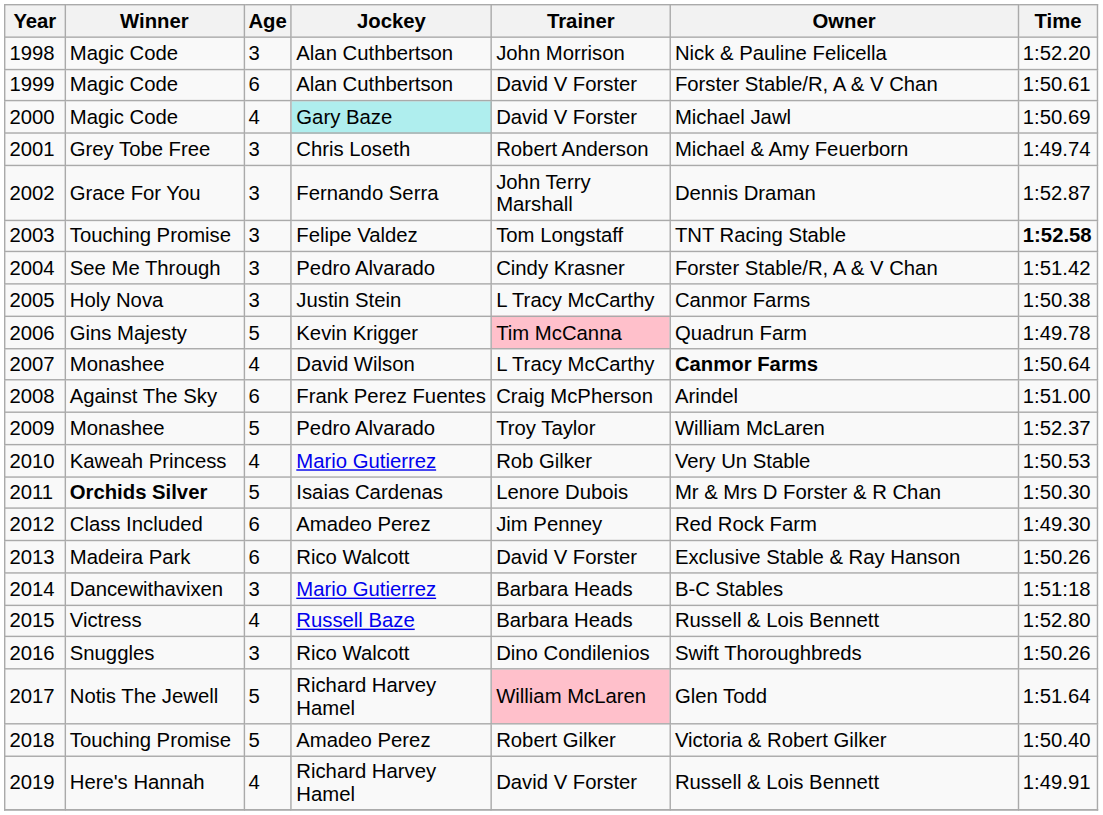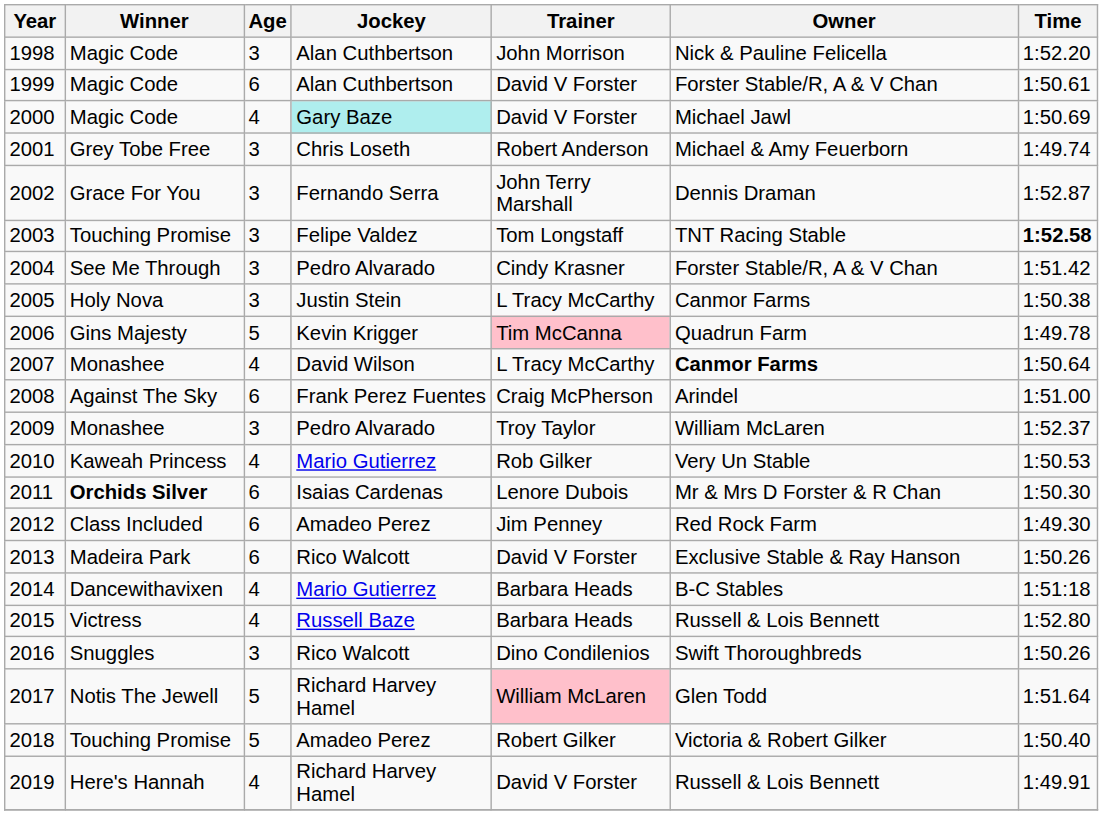(254, 429) 5 -> (254, 429) 3
(254, 493) 5 -> (254, 493) 6
(254, 589) 3 -> (254, 589) 4
